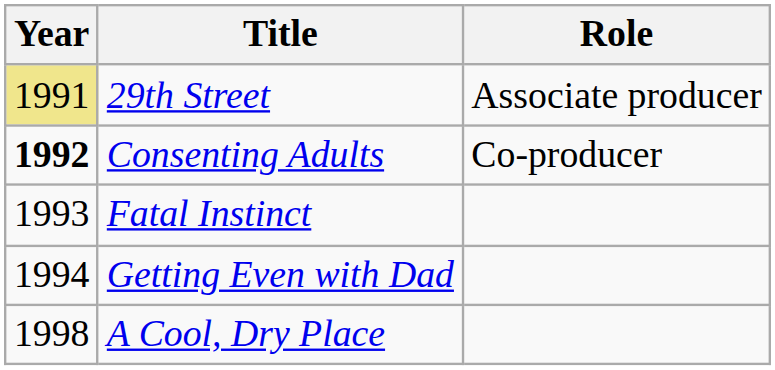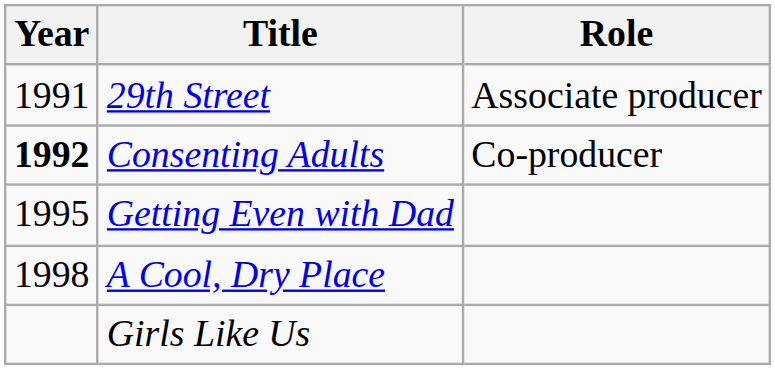(52, 94) khaki background -> (52, 94) no background
- row: (209, 214)
(52, 273) 1994 -> (52, 214) 1995
+ row: (209, 333)
